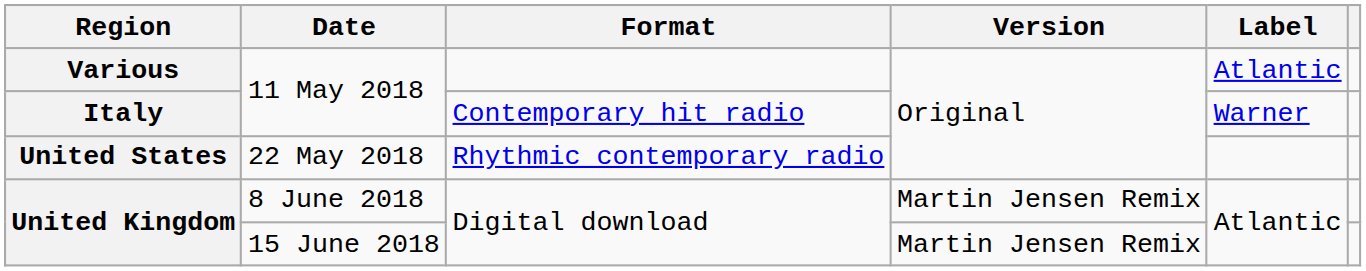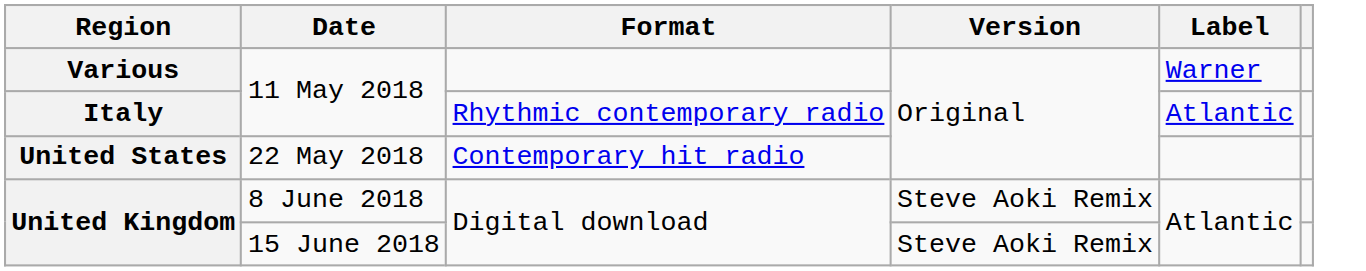(1278, 70) Atlantic -> (1214, 70) Warner
(628, 114) Contemporary hit radio -> (668, 114) Rhythmic contemporary radio
(1262, 114) Warner -> (1230, 114) Atlantic
(668, 157) Rhythmic contemporary radio -> (628, 157) Contemporary hit radio
(1049, 200) Martin Jensen Remix -> (1025, 200) Steve Aoki Remix
(1049, 244) Martin Jensen Remix -> (1025, 244) Steve Aoki Remix
